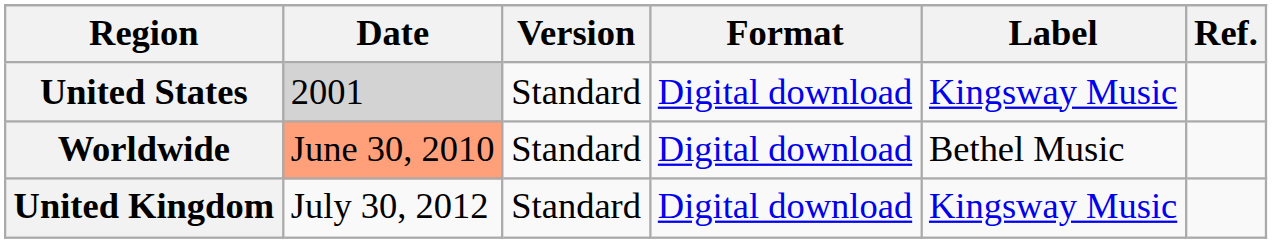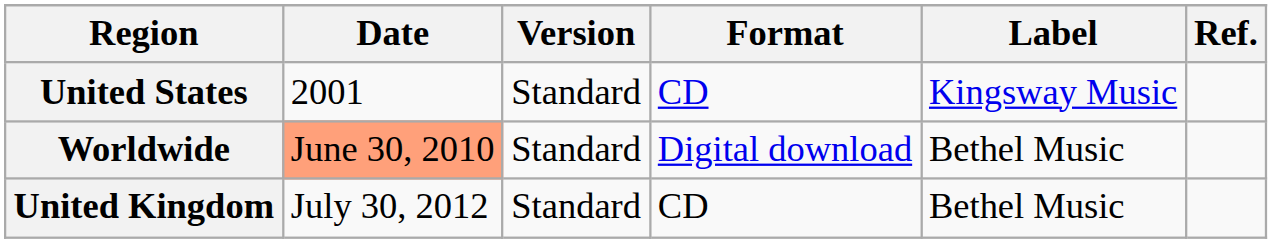(327, 91) lightgrey background -> (327, 91) no background
(785, 91) Digital download -> (683, 91) CD
(785, 206) Digital download -> (683, 206) CD
(1053, 206) Kingsway Music -> (1027, 206) Bethel Music
